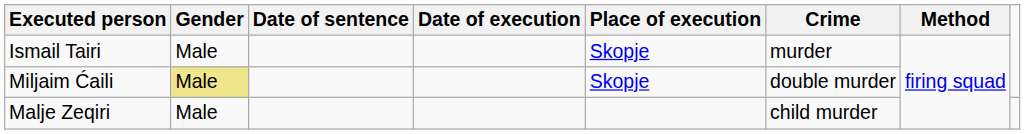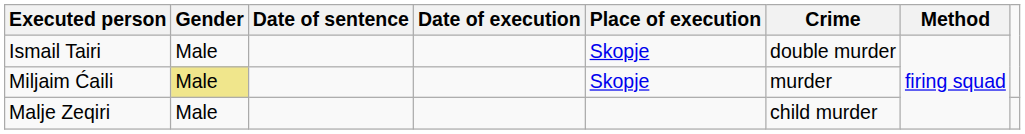(801, 50) murder -> (833, 50) double murder
(833, 81) double murder -> (801, 81) murder
